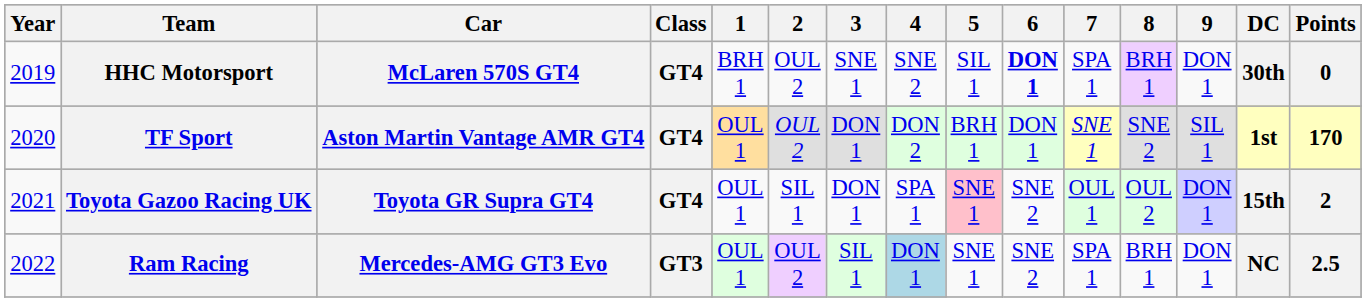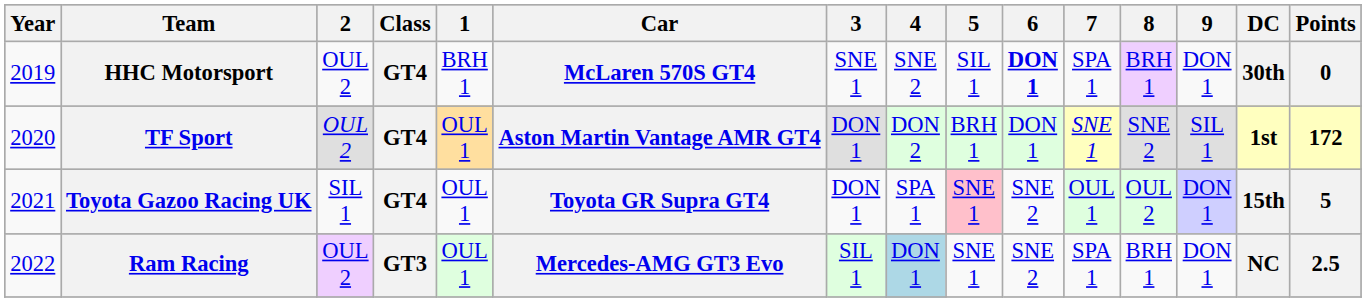columns swapped: (483, 22) <-> (798, 22)
(1326, 137) 170 -> (1326, 137) 172
(1326, 200) 2 -> (1326, 200) 5
